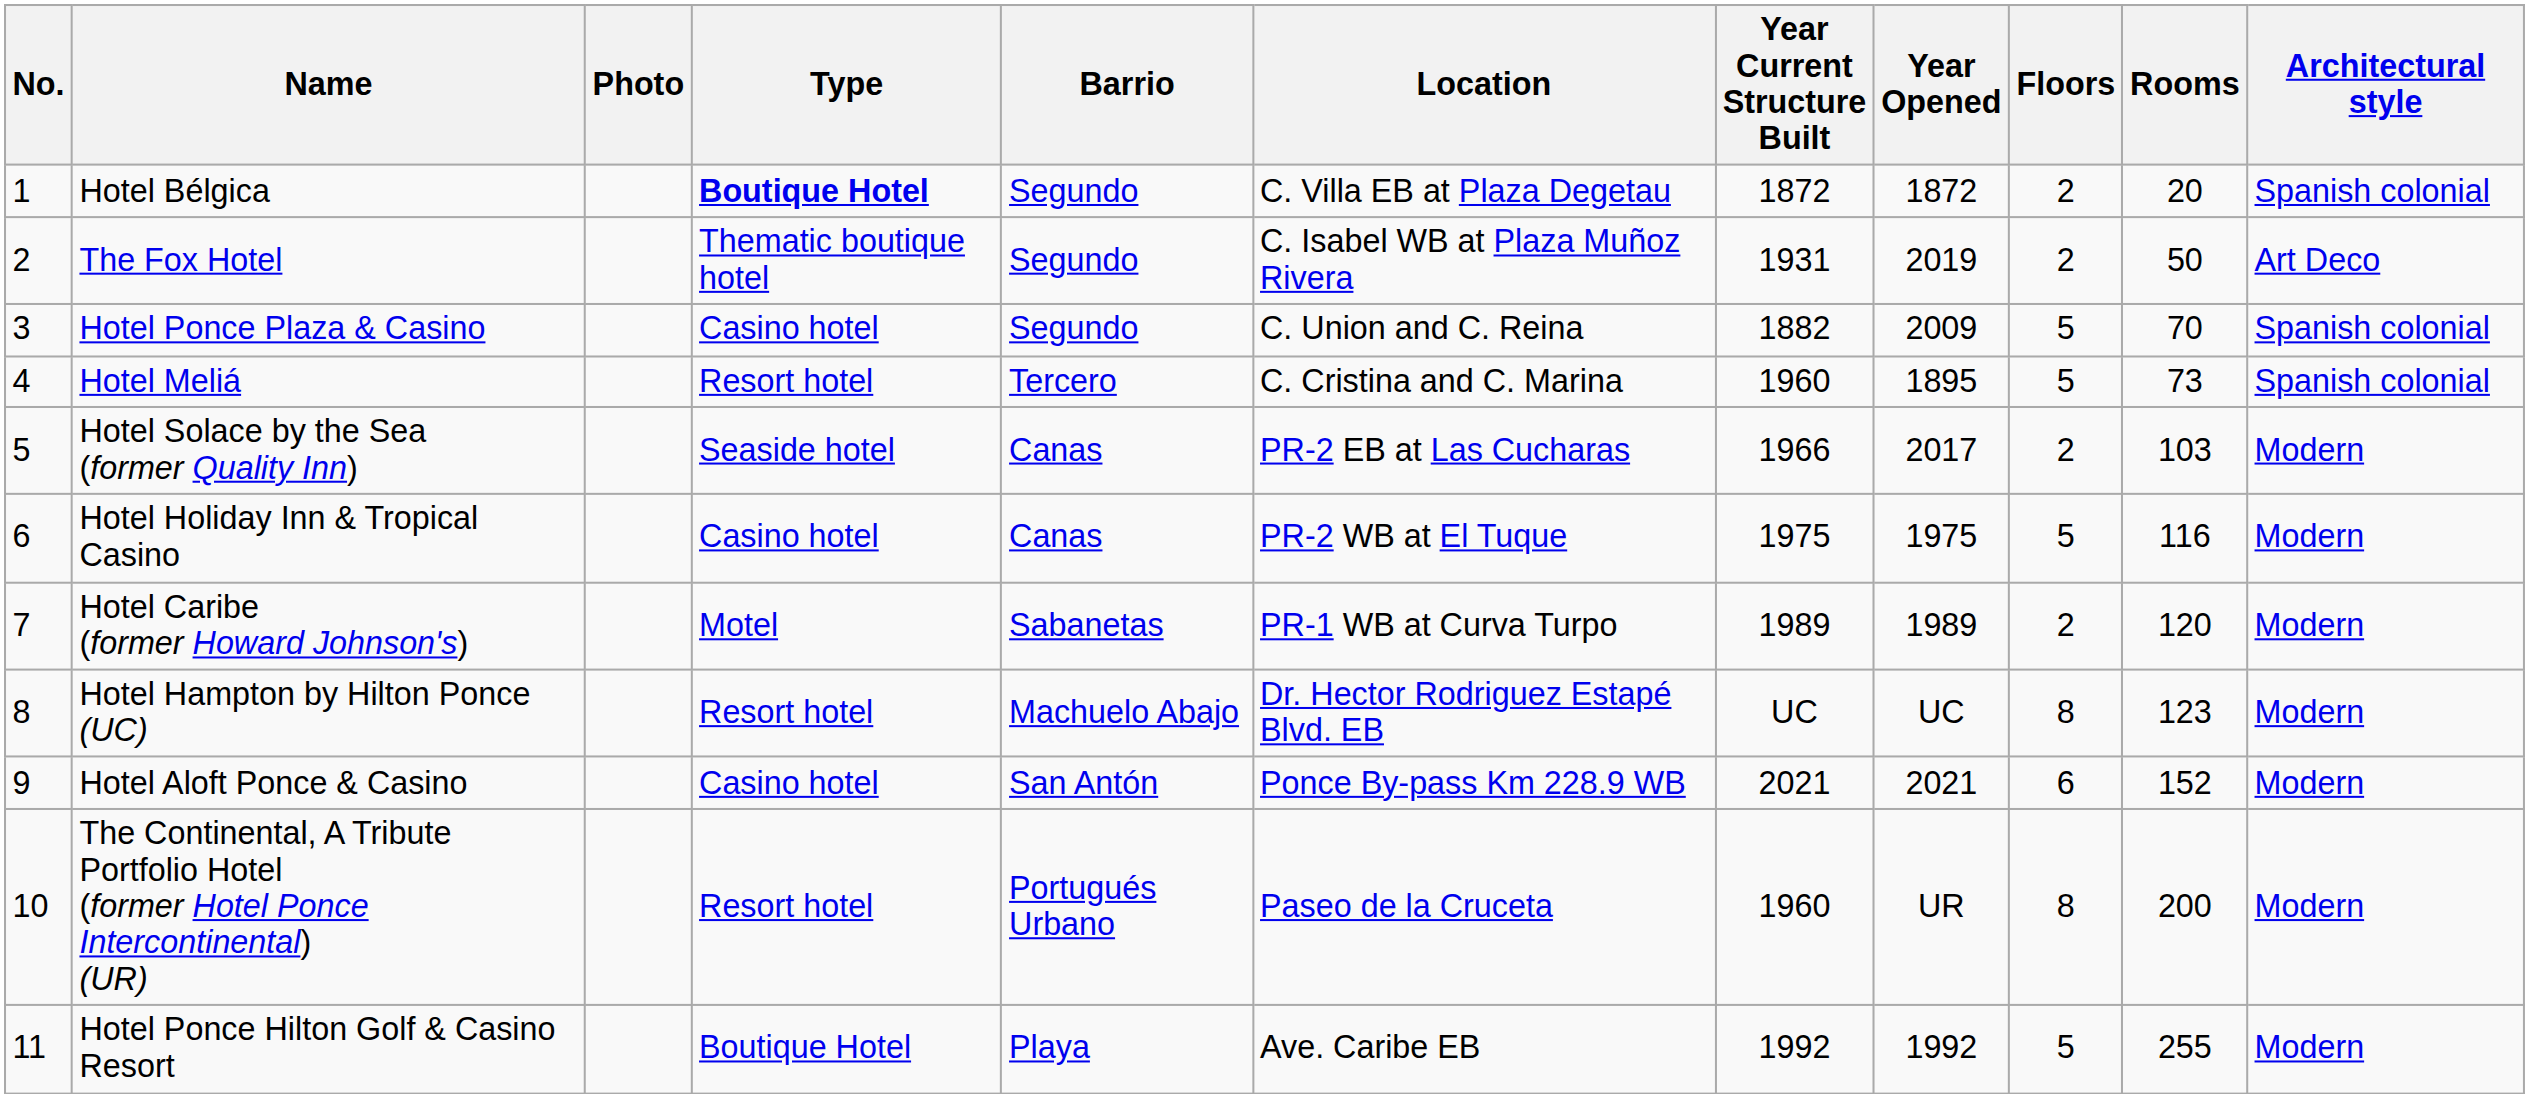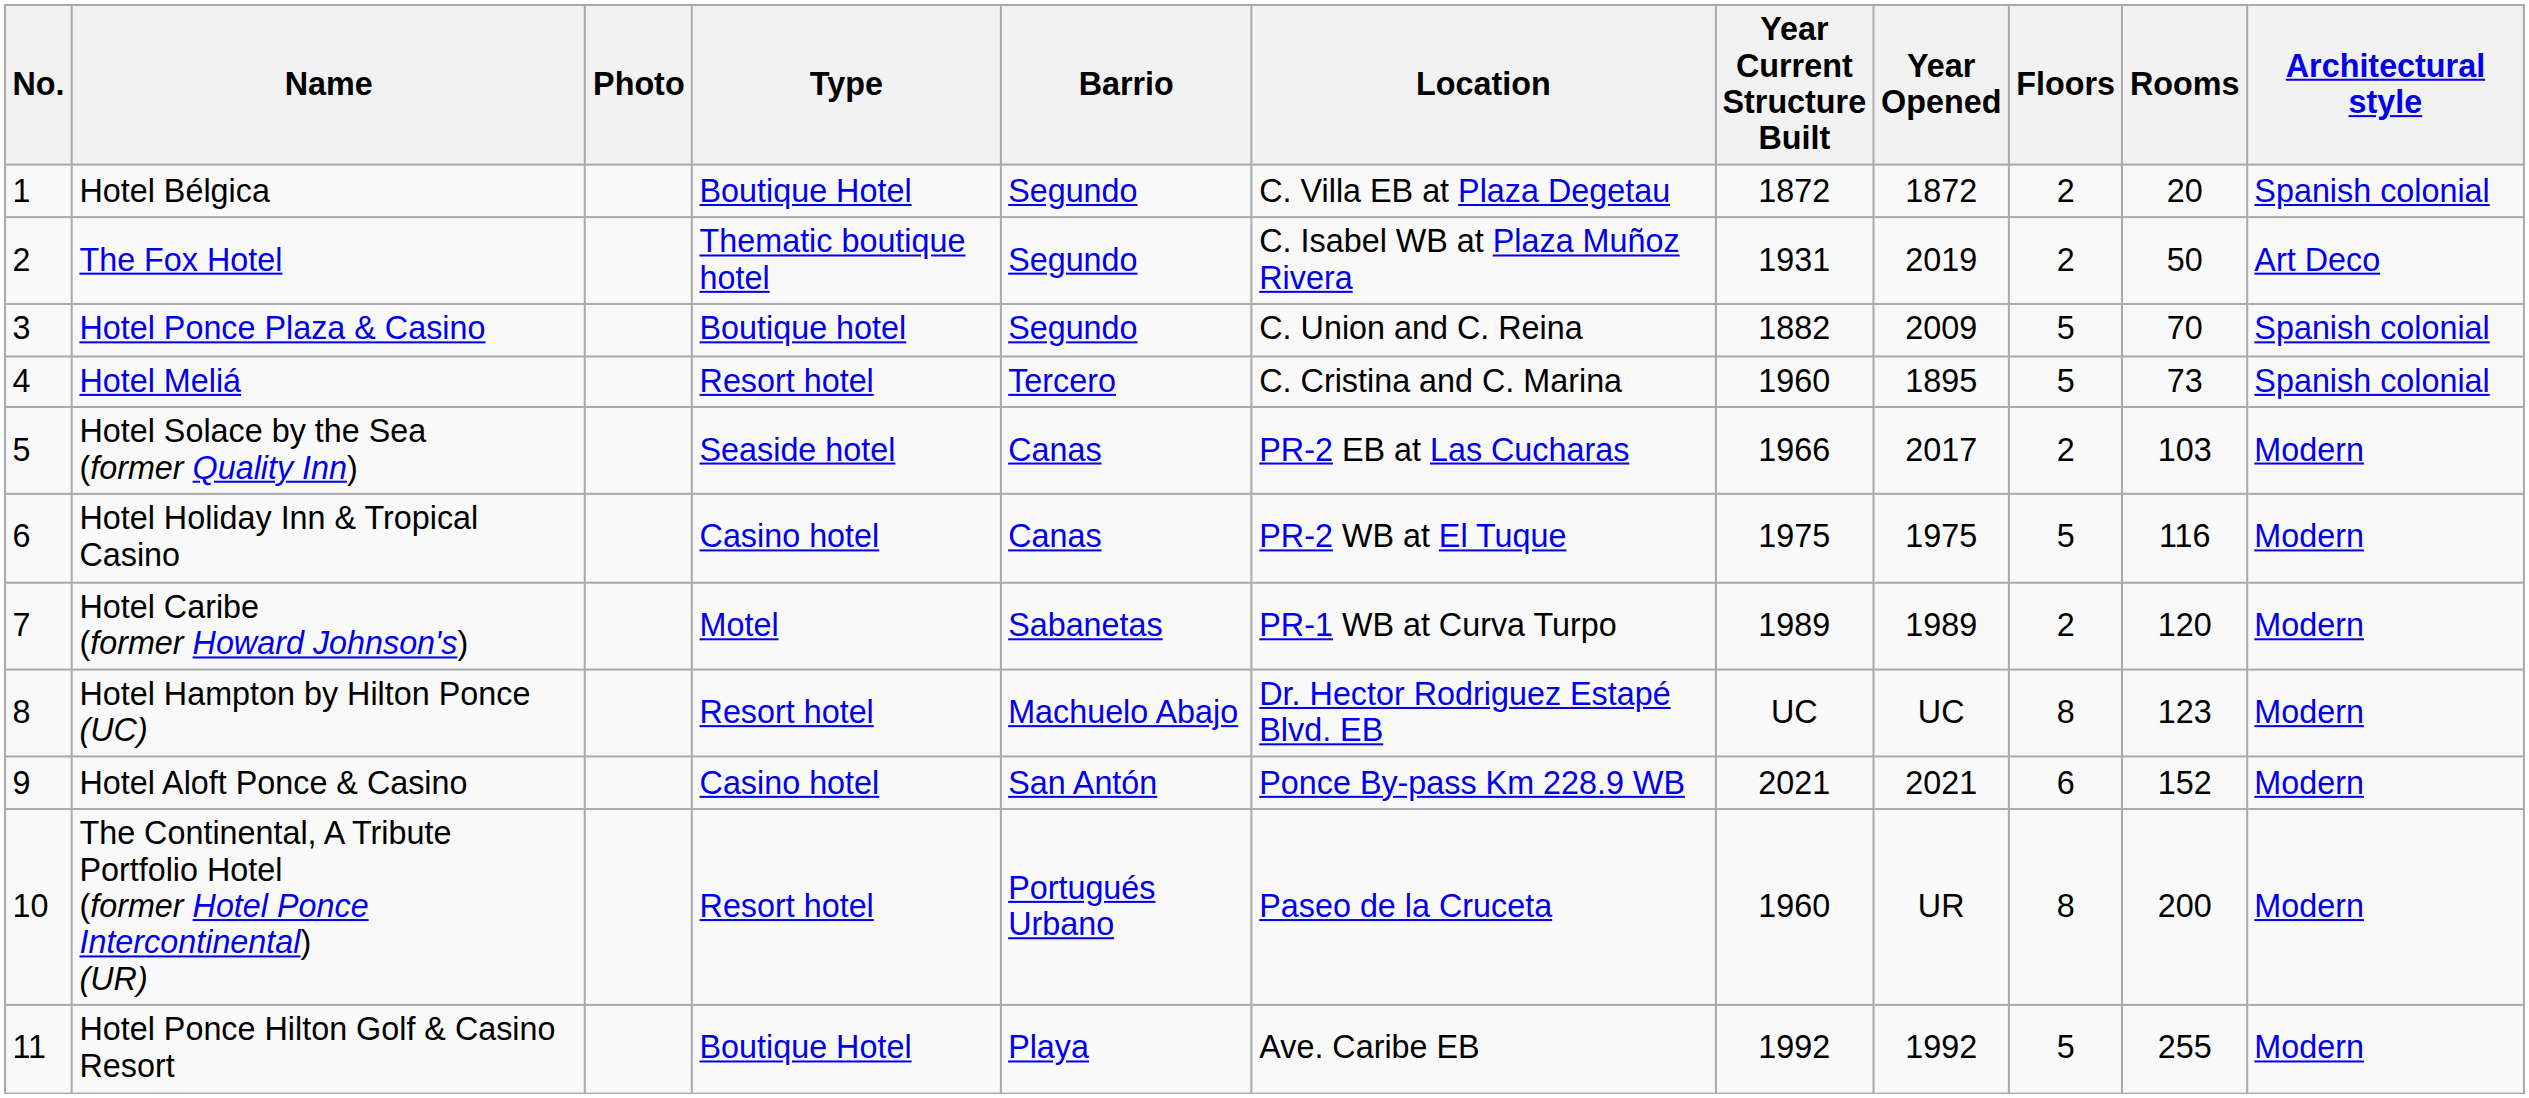(814, 190) bold -> (806, 190) normal
(789, 329) Casino hotel -> (803, 329) Boutique hotel
